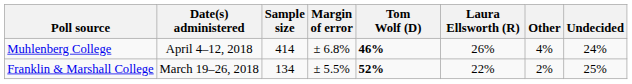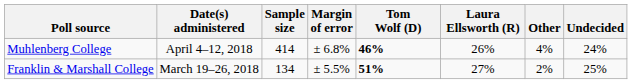(371, 68) 52% -> (371, 68) 51%
(483, 68) 22% -> (483, 68) 27%
